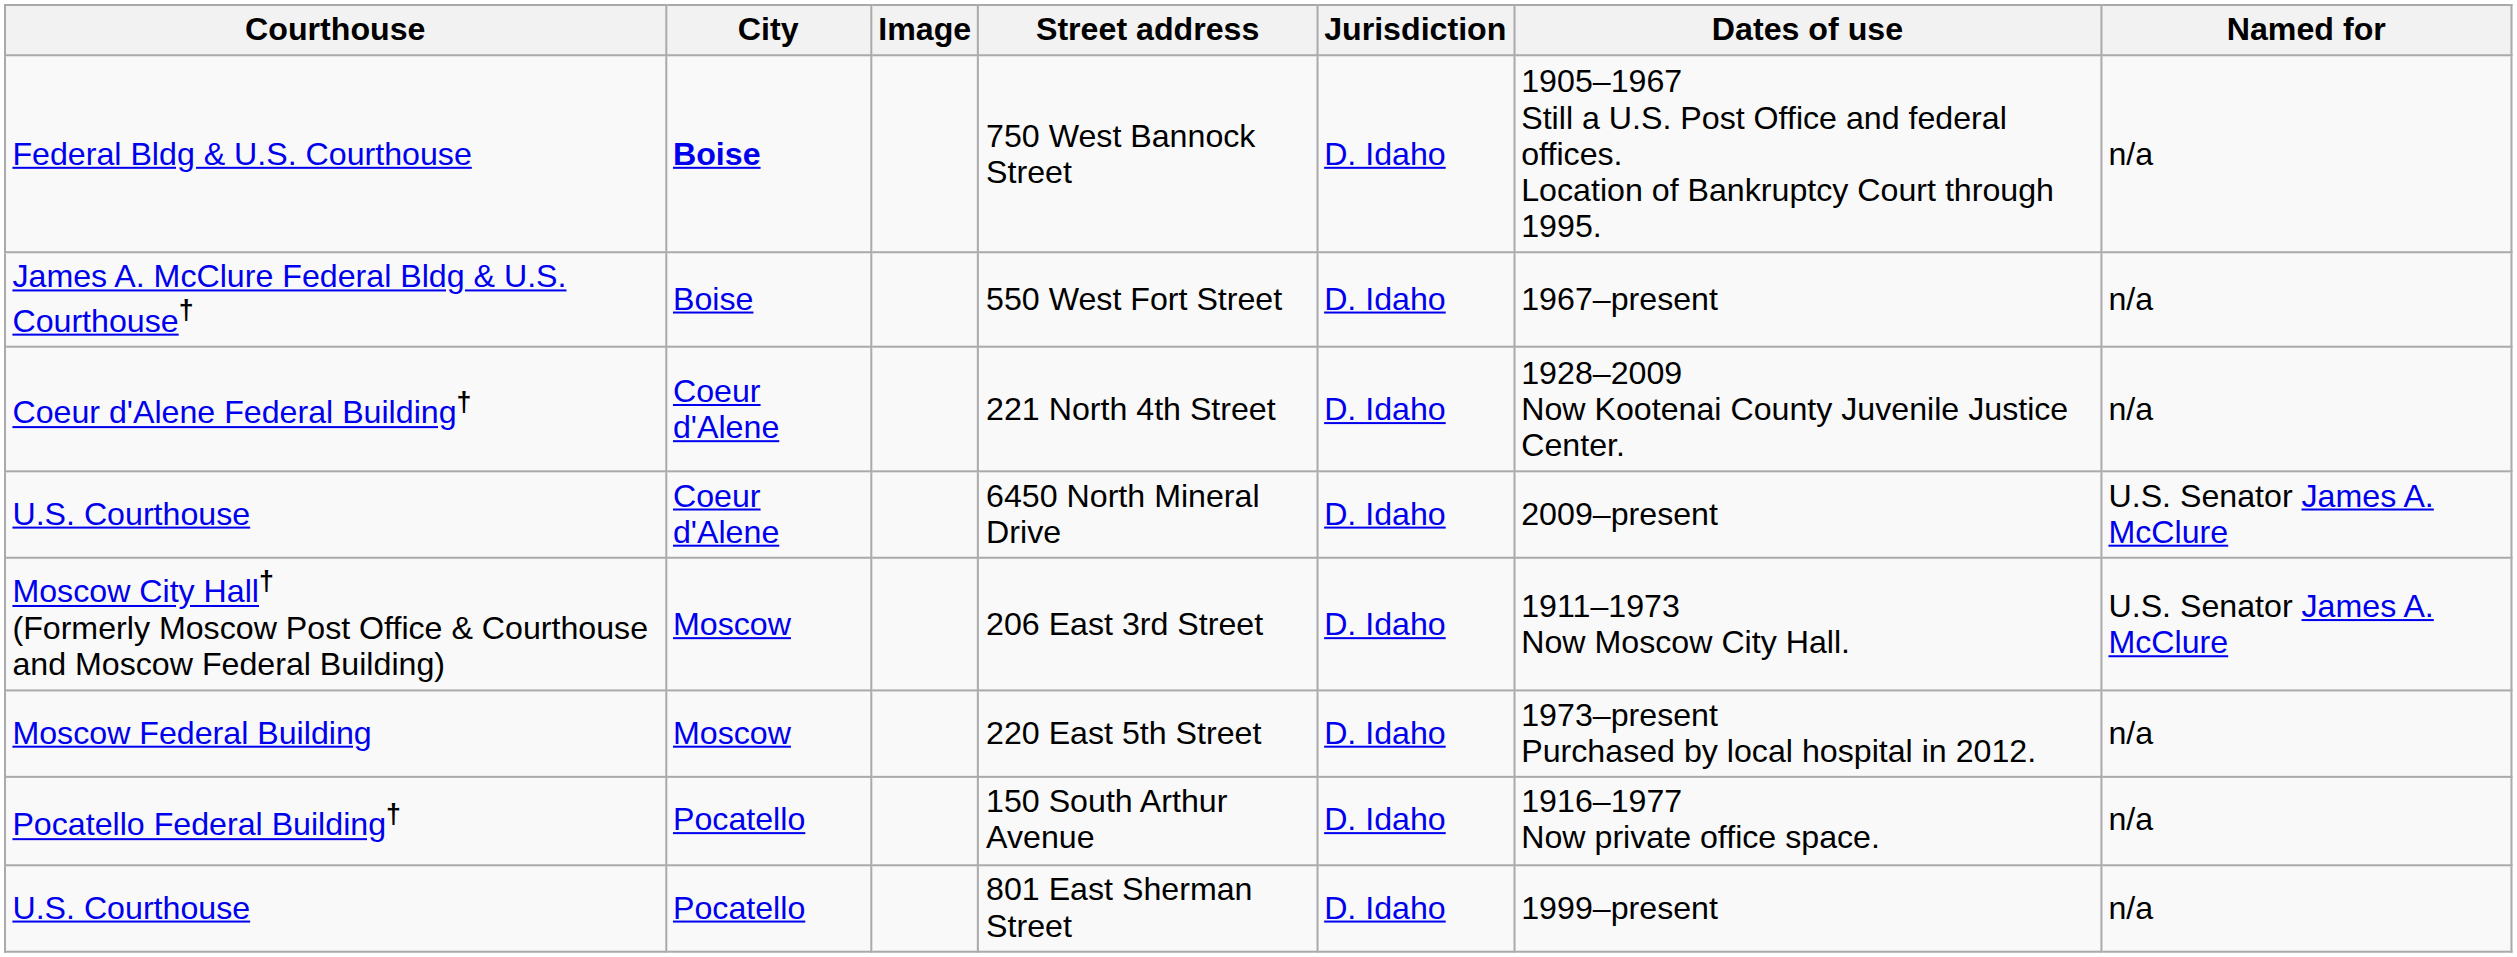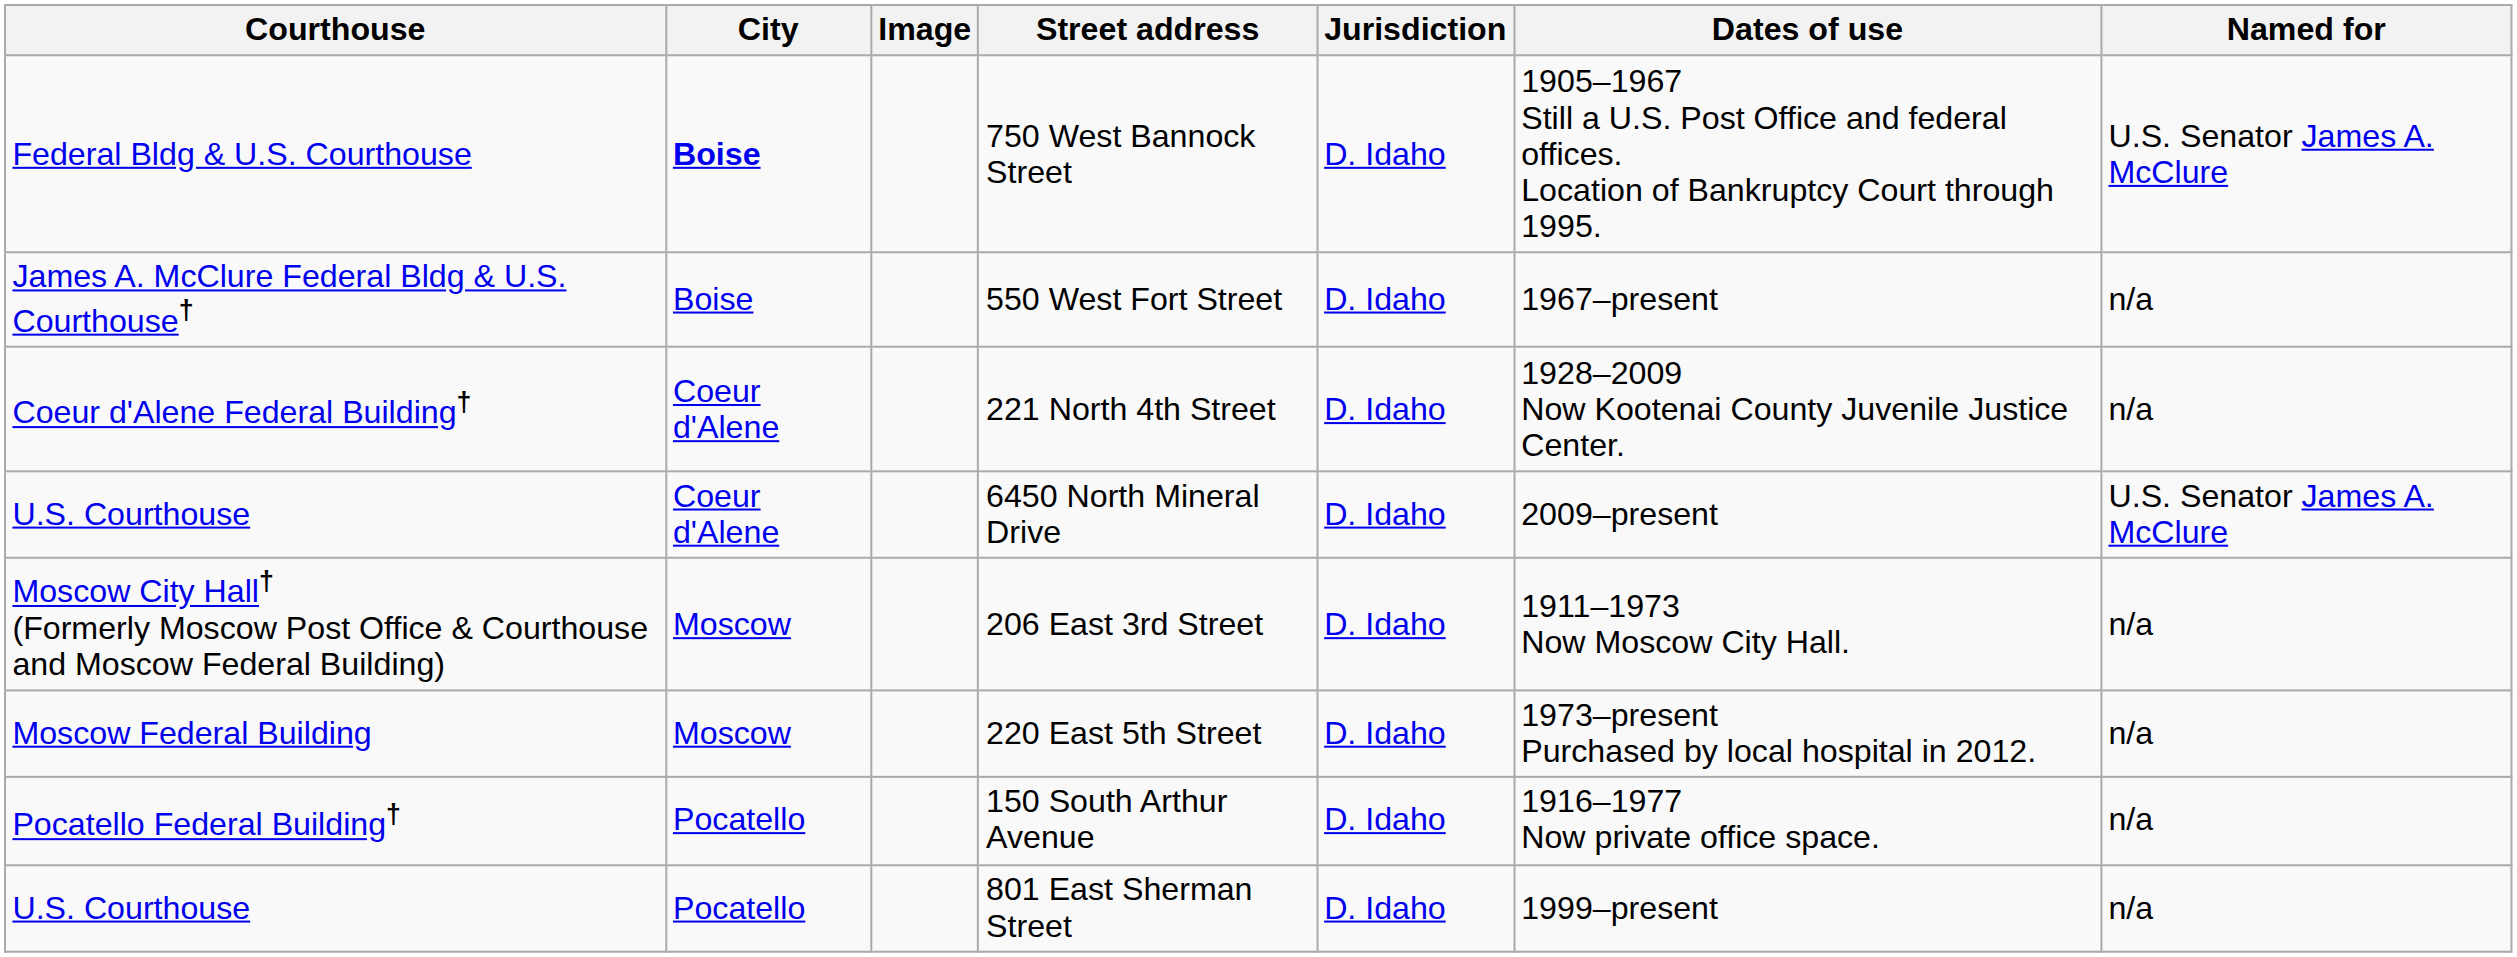(2131, 153) n/a -> (2271, 153) U.S. Senator James A. McClure
(2271, 623) U.S. Senator James A. McClure -> (2131, 623) n/a
